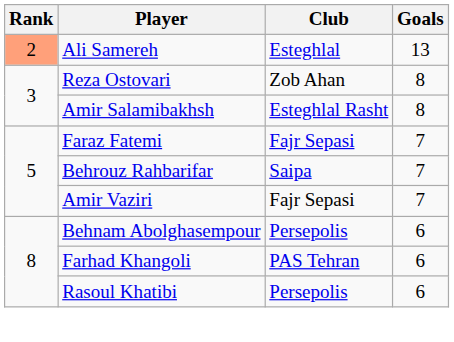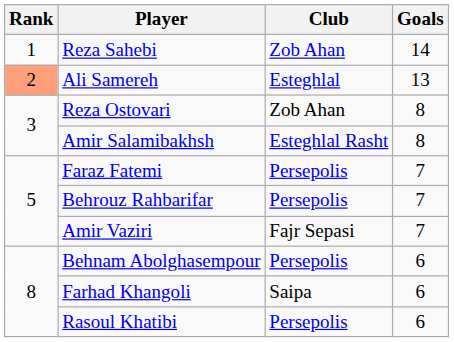+ row: (110, 49)
(312, 140) Fajr Sepasi -> (308, 170) Persepolis
(290, 170) Saipa -> (308, 200) Persepolis
(314, 261) PAS Tehran -> (290, 291) Saipa
